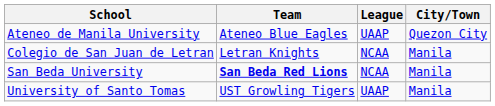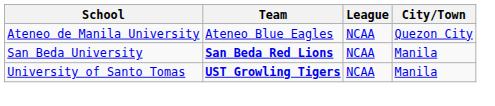(375, 33) UAAP -> (360, 33) NCAA
- row: (111, 53)
(287, 91) normal -> (273, 72) bold
(375, 91) UAAP -> (360, 72) NCAA
